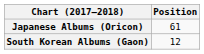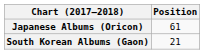(175, 41) 12 -> (175, 41) 21
